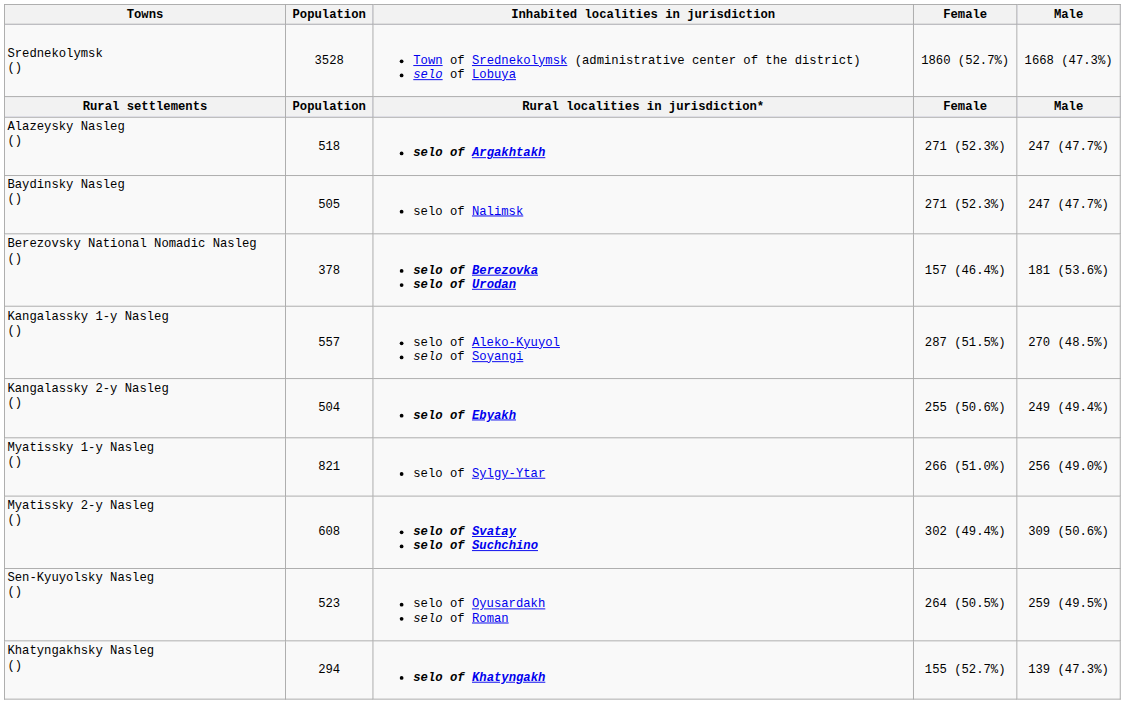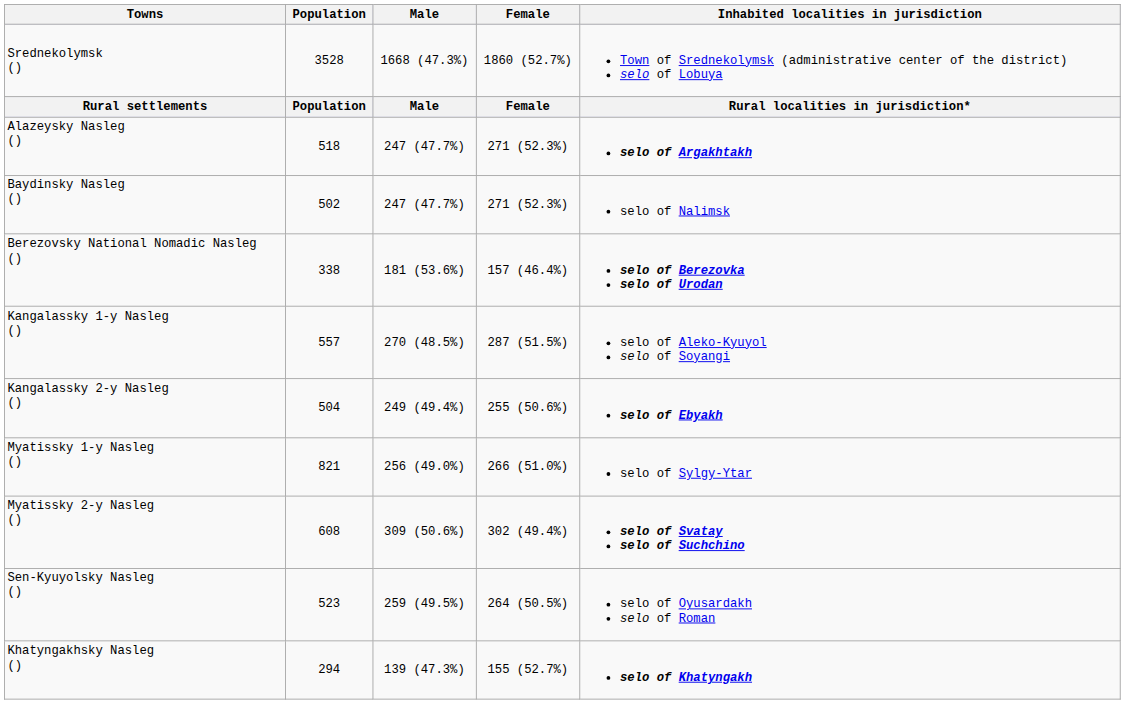columns swapped: (1069, 14) <-> (643, 14)
(329, 205) 505 -> (329, 205) 502
(329, 270) 378 -> (329, 270) 338
